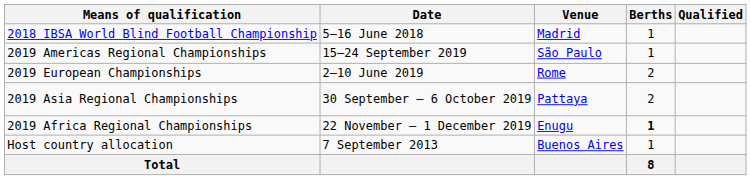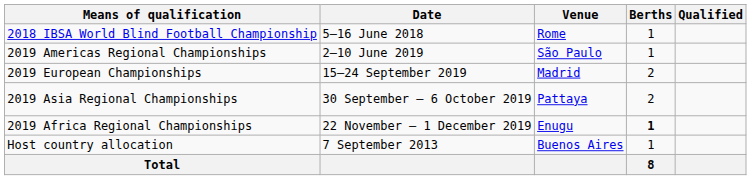(559, 34) Madrid -> (552, 34) Rome
(395, 53) 15–24 September 2019 -> (373, 53) 2–10 June 2019
(373, 73) 2–10 June 2019 -> (395, 73) 15–24 September 2019
(552, 73) Rome -> (559, 73) Madrid
